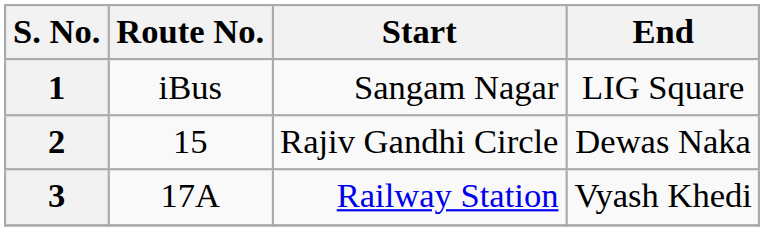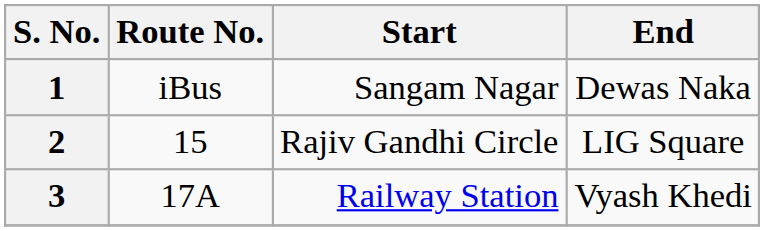(663, 86) LIG Square -> (663, 86) Dewas Naka
(663, 141) Dewas Naka -> (663, 141) LIG Square
